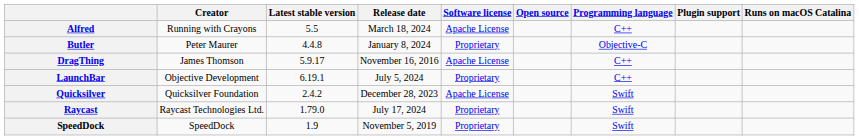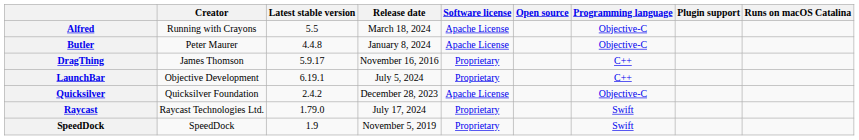(623, 29) C++ -> (623, 29) Objective-C
(477, 45) Proprietary -> (477, 45) Apache License
(477, 61) Apache License -> (477, 61) Proprietary
(623, 94) Swift -> (623, 94) Objective-C
